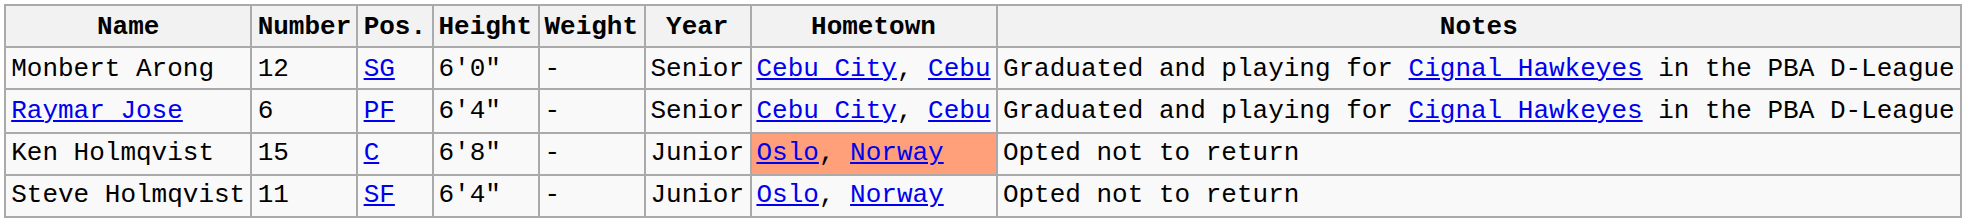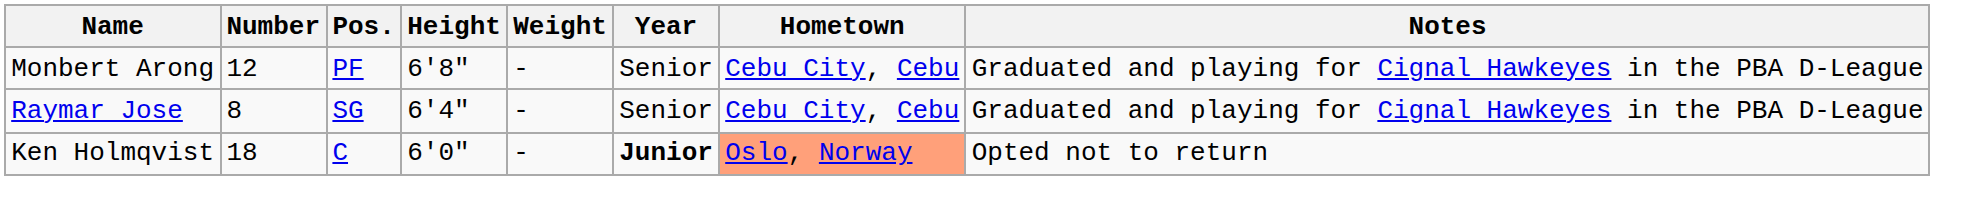(379, 69) SG -> (348, 69) PF
(470, 69) 6'0" -> (438, 69) 6'8"
(265, 111) 6 -> (234, 111) 8
(379, 111) PF -> (348, 111) SG
(273, 153) 15 -> (242, 153) 18
(470, 153) 6'8" -> (438, 153) 6'0"
(697, 153) normal -> (666, 153) bold
- row: (128, 196)
